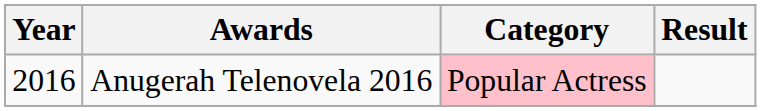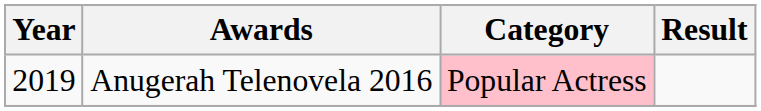(44, 79) 2016 -> (44, 79) 2019
